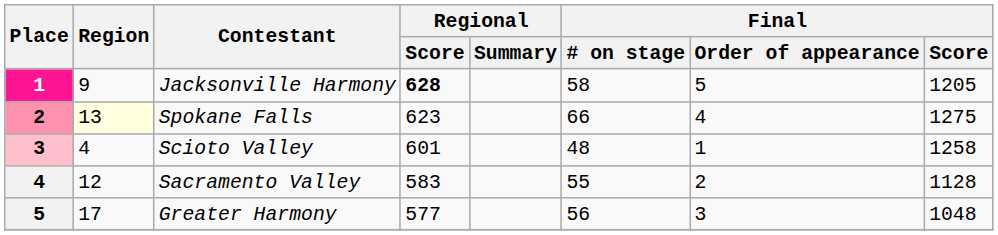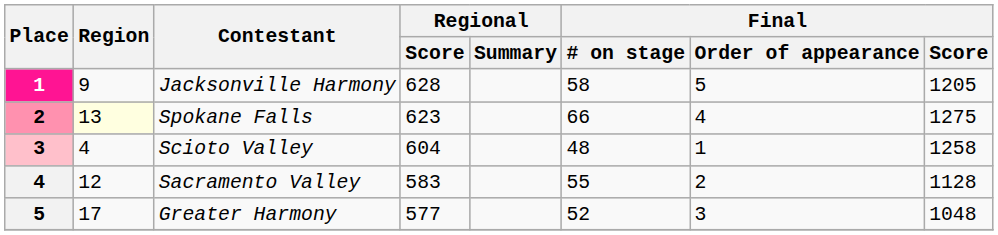(423, 85) bold -> (423, 85) normal
(423, 150) 601 -> (423, 150) 604
(578, 214) 56 -> (578, 214) 52
